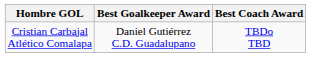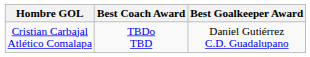columns swapped: (259, 13) <-> (153, 13)
